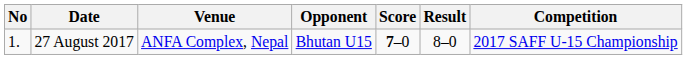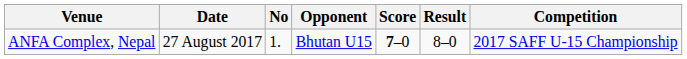columns swapped: (18, 16) <-> (215, 16)
